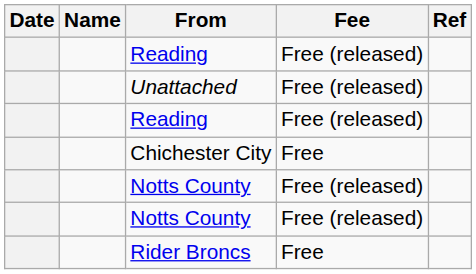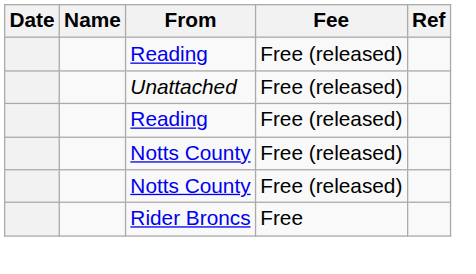- row: (201, 152)
